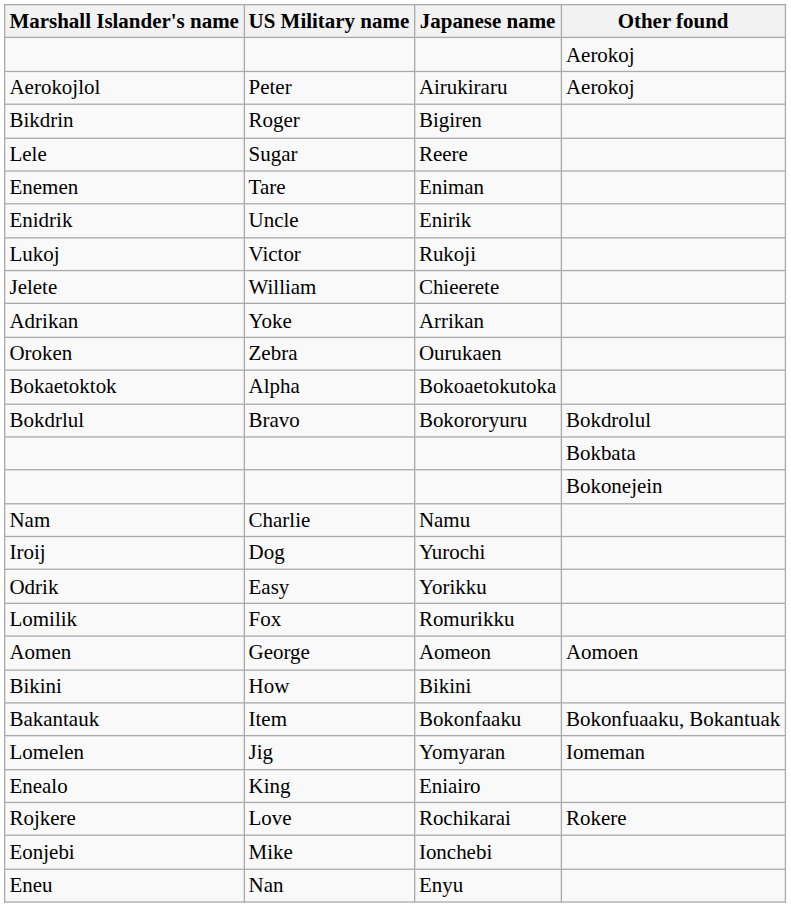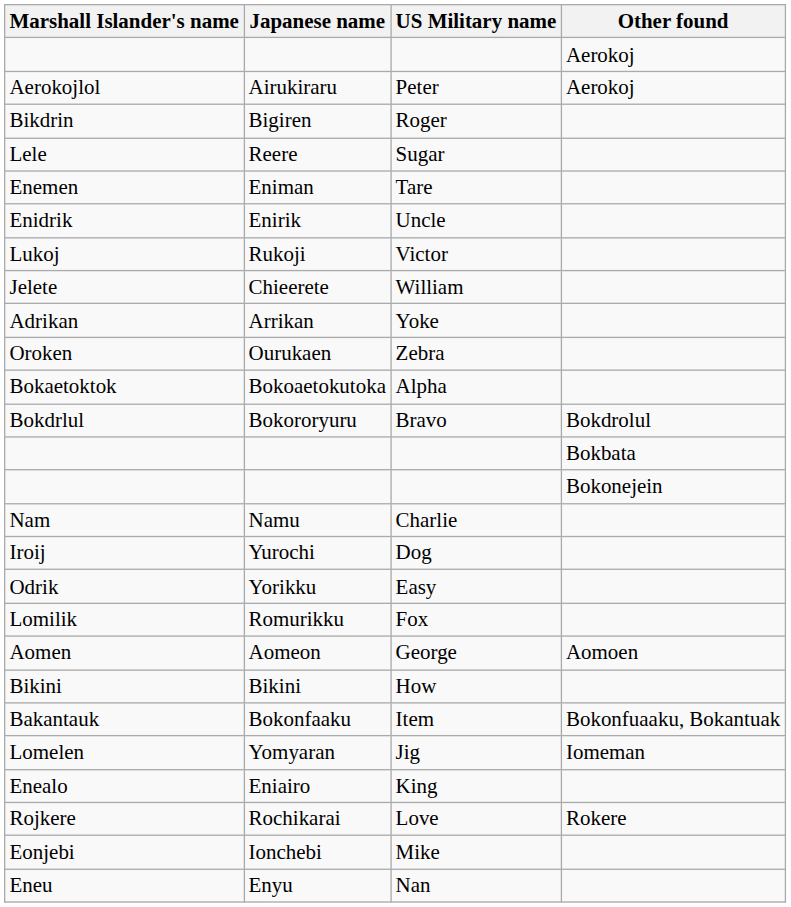columns swapped: (329, 21) <-> (488, 21)
